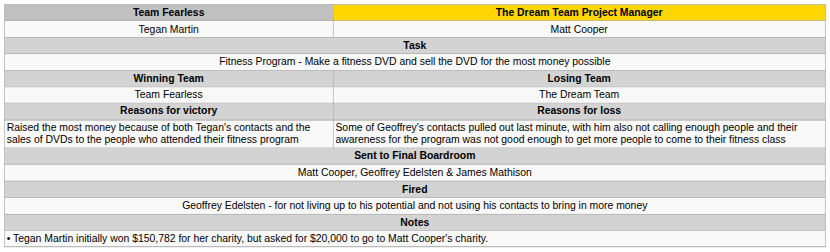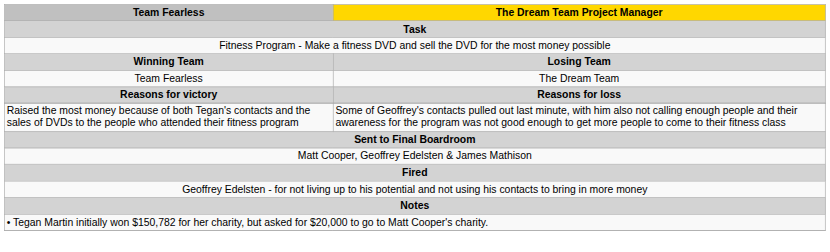- row: (169, 29)
